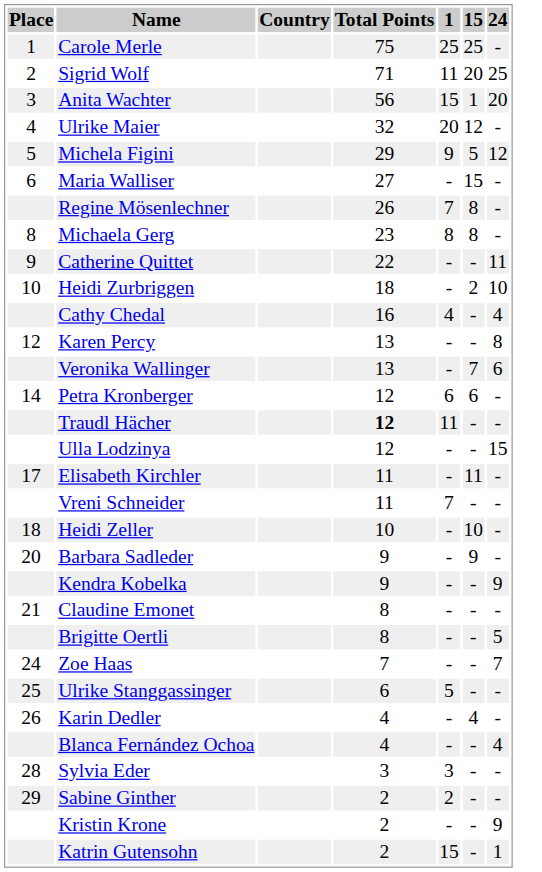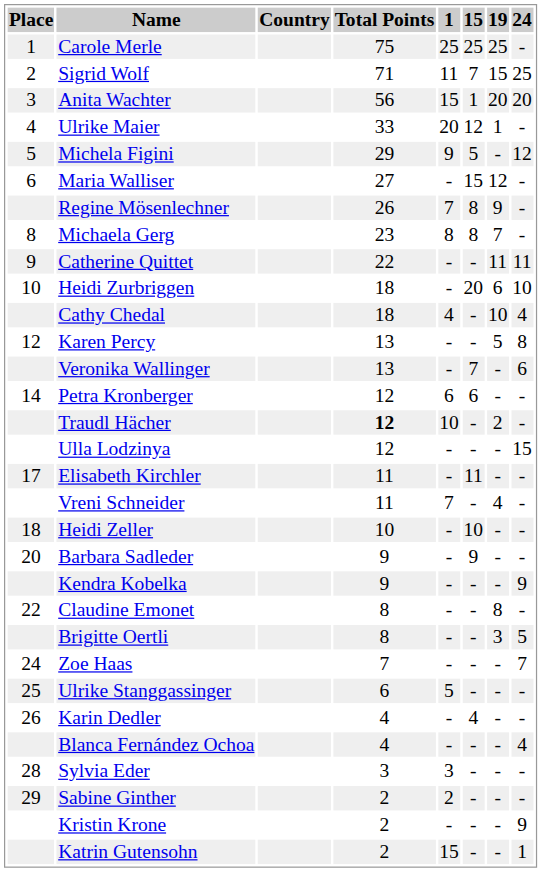+ column: (498, 19)
(473, 73) 20 -> (473, 73) 7
(384, 127) 32 -> (384, 127) 33
(473, 288) 2 -> (473, 288) 20
(384, 314) 16 -> (384, 314) 18
(449, 422) 11 -> (449, 422) 10
(31, 610) 21 -> (31, 610) 22
